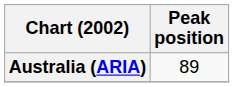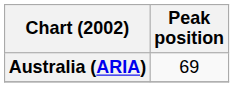(189, 67) 89 -> (189, 67) 69
